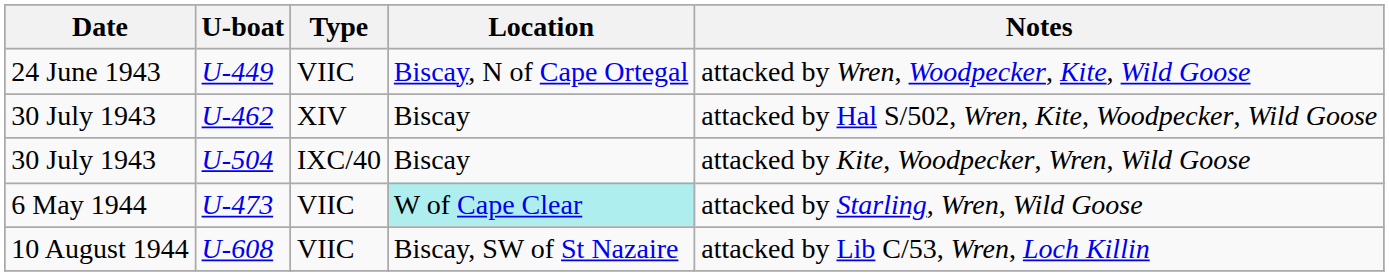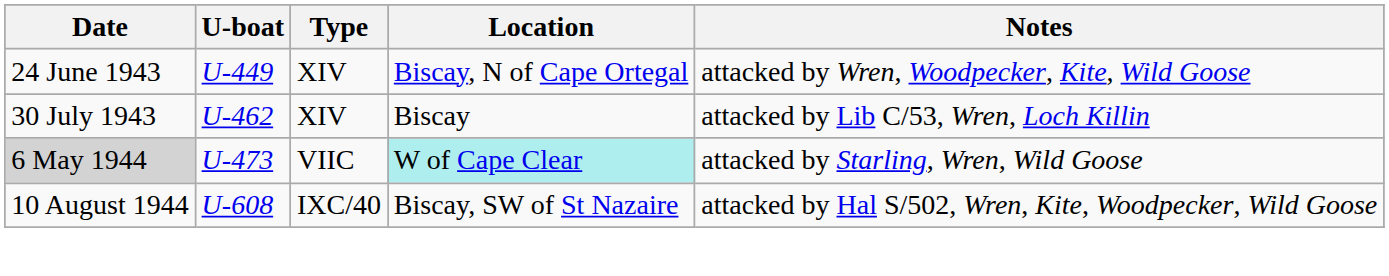(326, 71) VIIC -> (322, 71) XIV
(1039, 115) attacked by Hal S/502, Wren, Kite, Woodpecker, Wild Goose -> (925, 115) attacked by Lib C/53, Wren, Loch Killin
- row: (237, 159)
(79, 204) no background -> (79, 159) lightgrey background
(326, 248) VIIC -> (339, 204) IXC/40
(925, 248) attacked by Lib C/53, Wren, Loch Killin -> (1039, 204) attacked by Hal S/502, Wren, Kite, Woodpecker, Wild Goose
